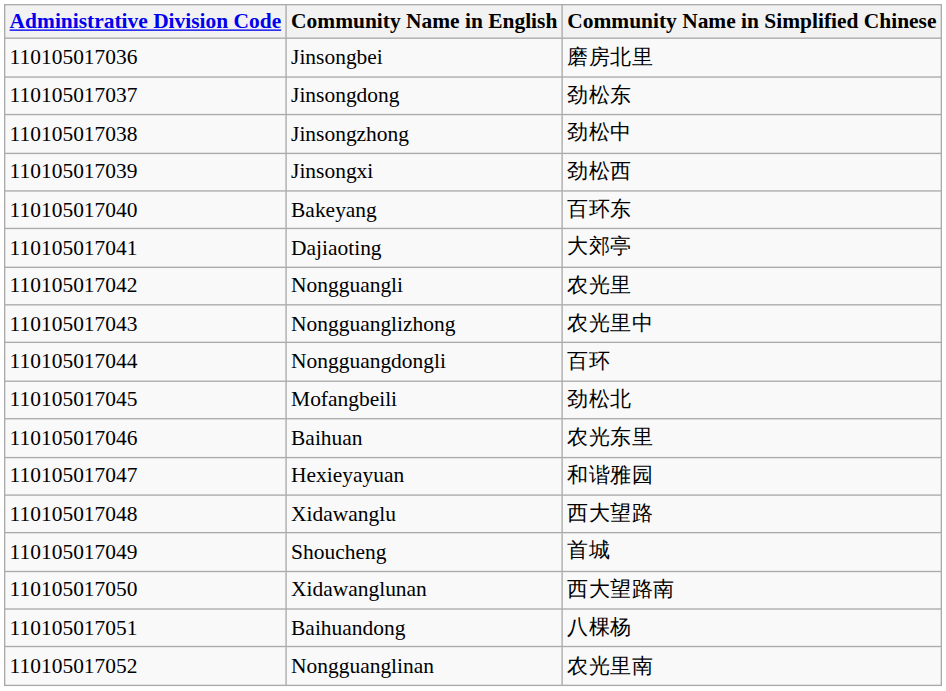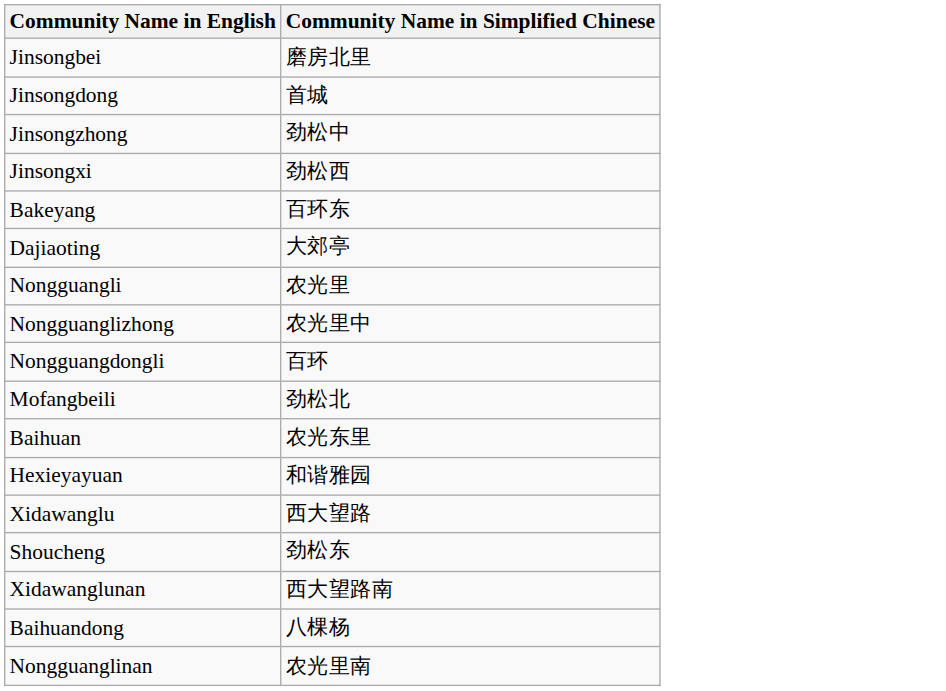- column: (145, 21)
(599, 94) 劲松东 -> (307, 94) 首城
(589, 551) 首城 -> (318, 551) 劲松东
